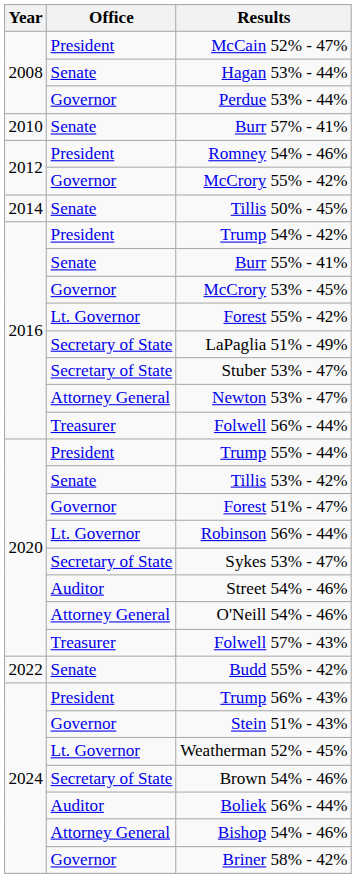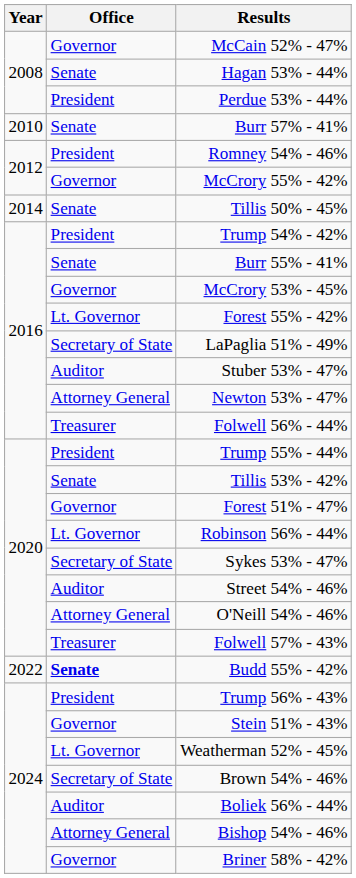(82, 45) President -> (83, 45) Governor
(83, 99) Governor -> (82, 99) President
(111, 371) Secretary of State -> (77, 371) Auditor
(73, 669) normal -> (75, 669) bold
